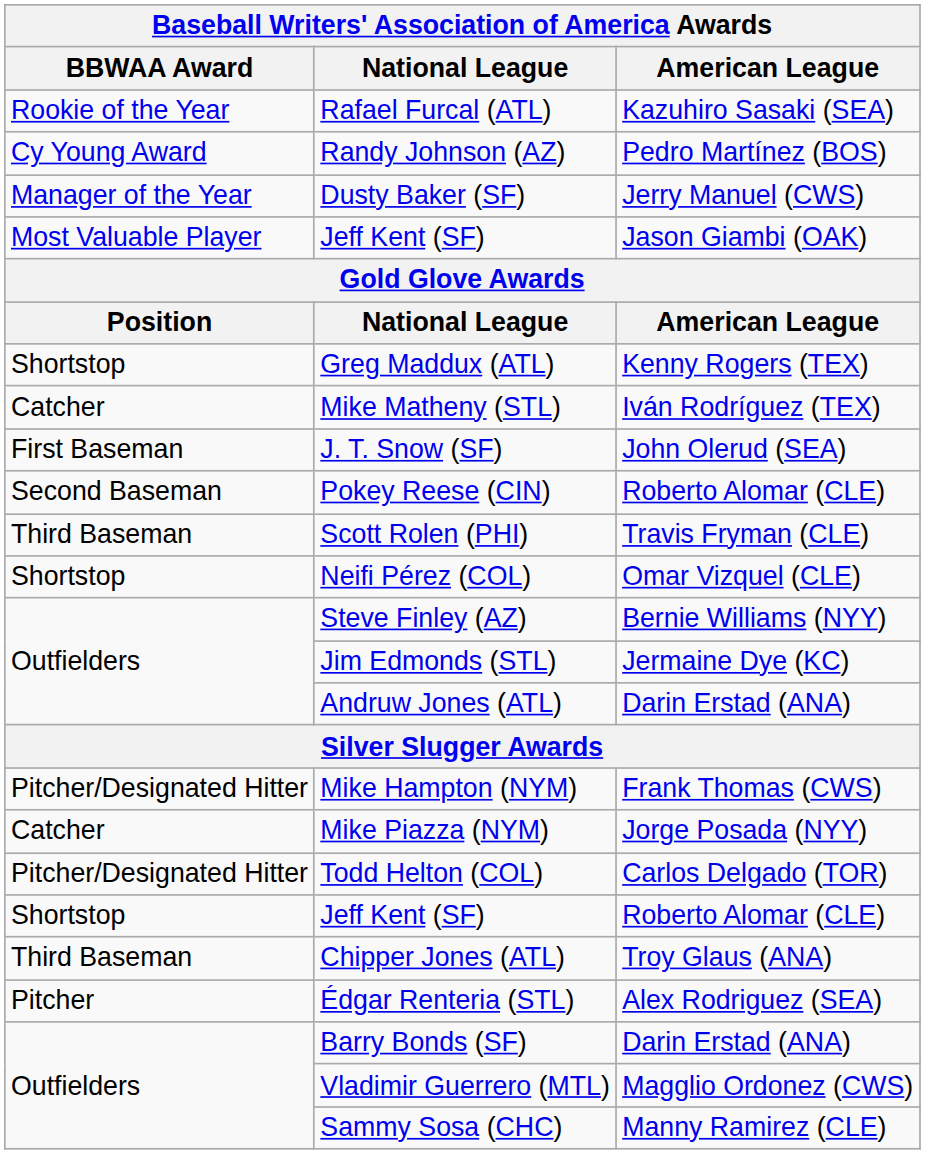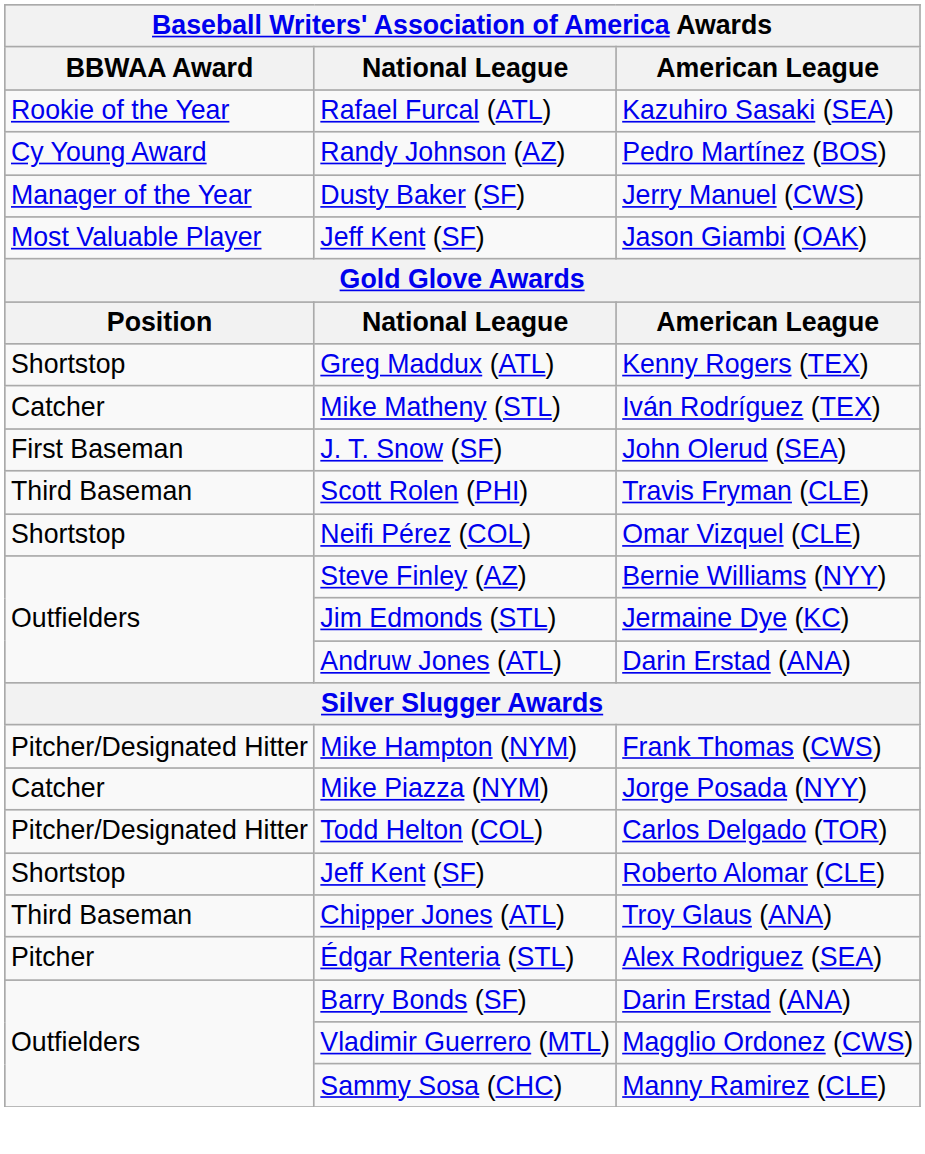- row: (435, 491)
